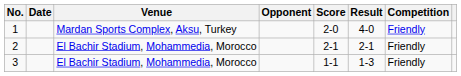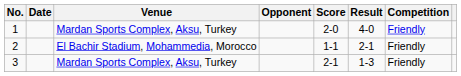(331, 46) 2-1 -> (331, 46) 1-1
(156, 63) El Bachir Stadium, Mohammedia, Morocco -> (147, 63) Mardan Sports Complex, Aksu, Turkey
(331, 63) 1-1 -> (331, 63) 2-1
